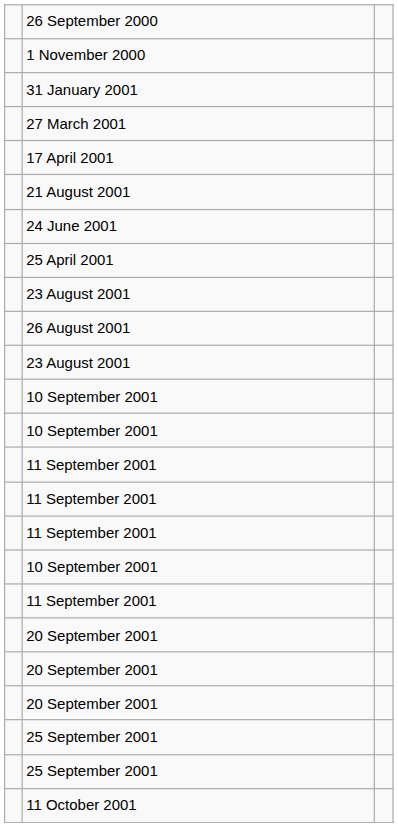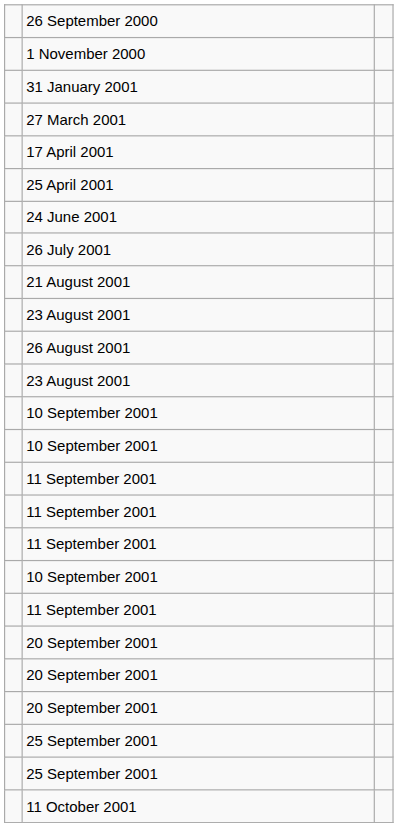rows swapped: (14, 260) <-> (14, 192)
+ row: (14, 250)
